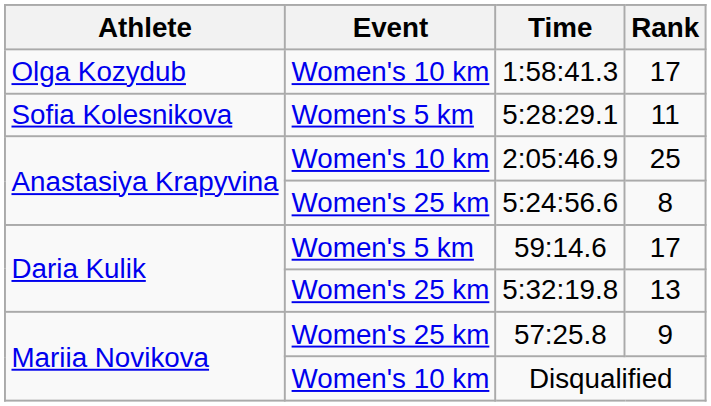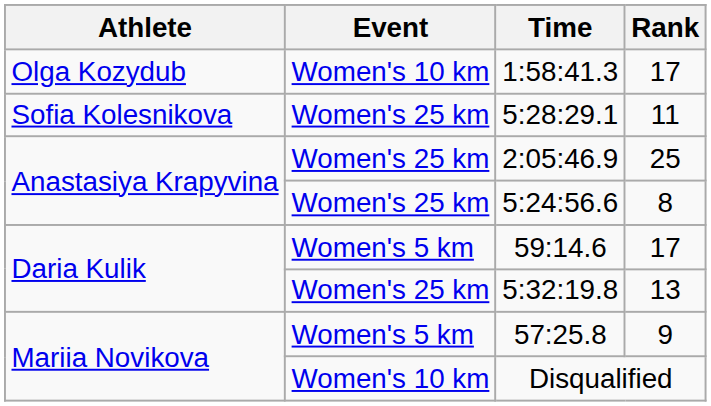(383, 115) Women's 5 km -> (390, 115) Women's 25 km
(390, 159) Women's 10 km -> (390, 159) Women's 25 km
(390, 335) Women's 25 km -> (383, 335) Women's 5 km
